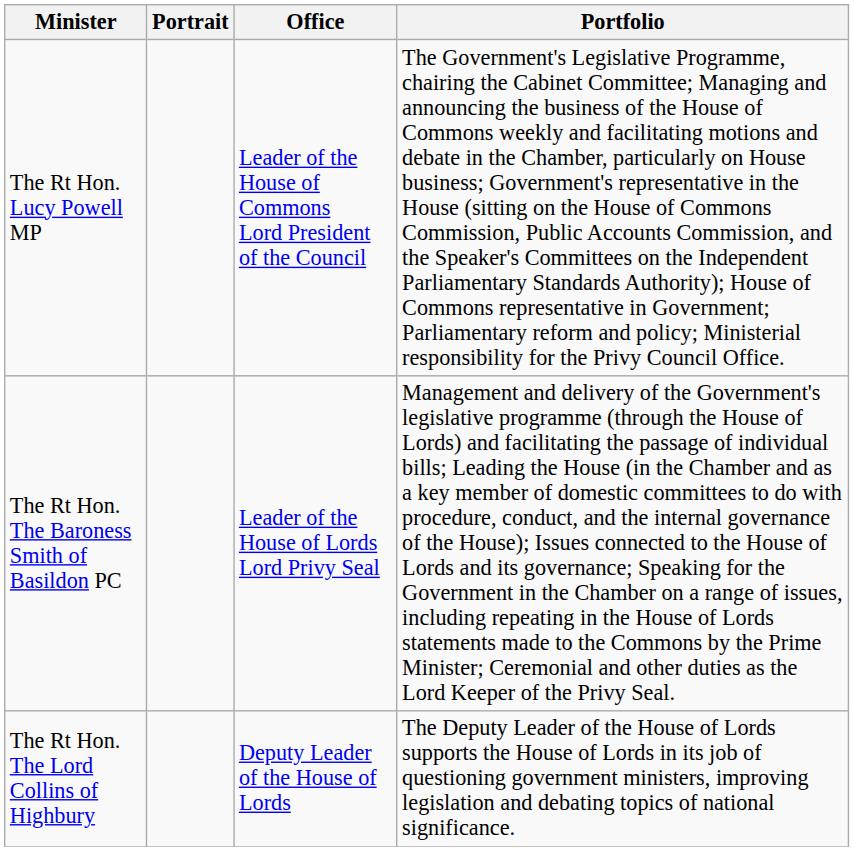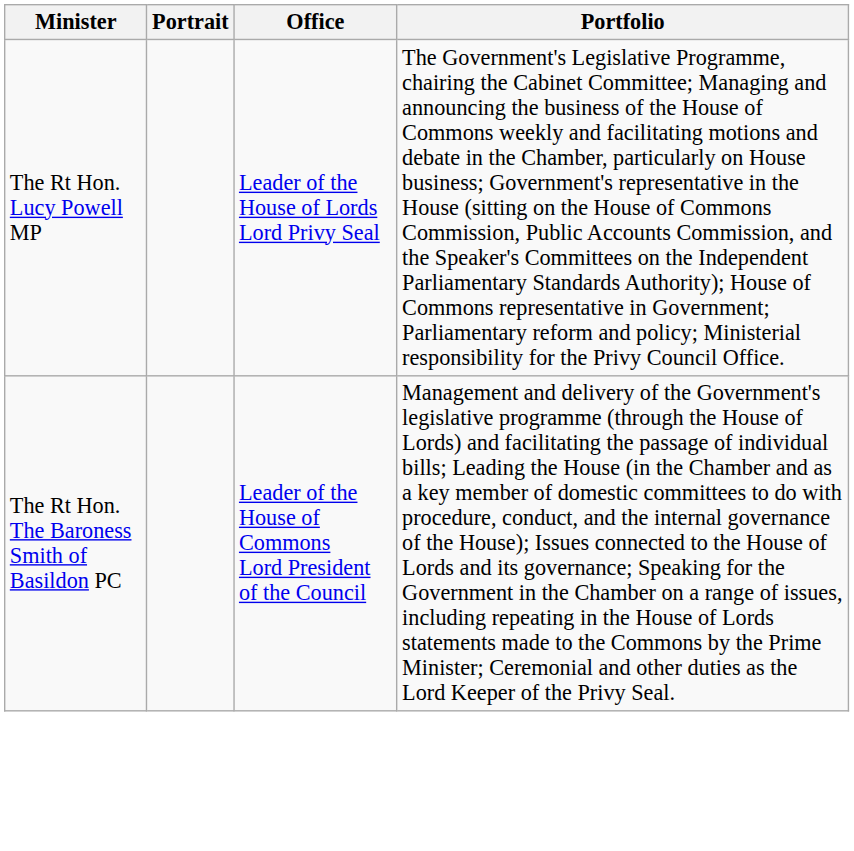(305, 207) Leader of the House of Commons Lord President of the Council -> (309, 207) Leader of the House of Lords Lord Privy Seal
(309, 543) Leader of the House of Lords Lord Privy Seal -> (305, 543) Leader of the House of Commons Lord President of the Council
- row: (65, 778)
